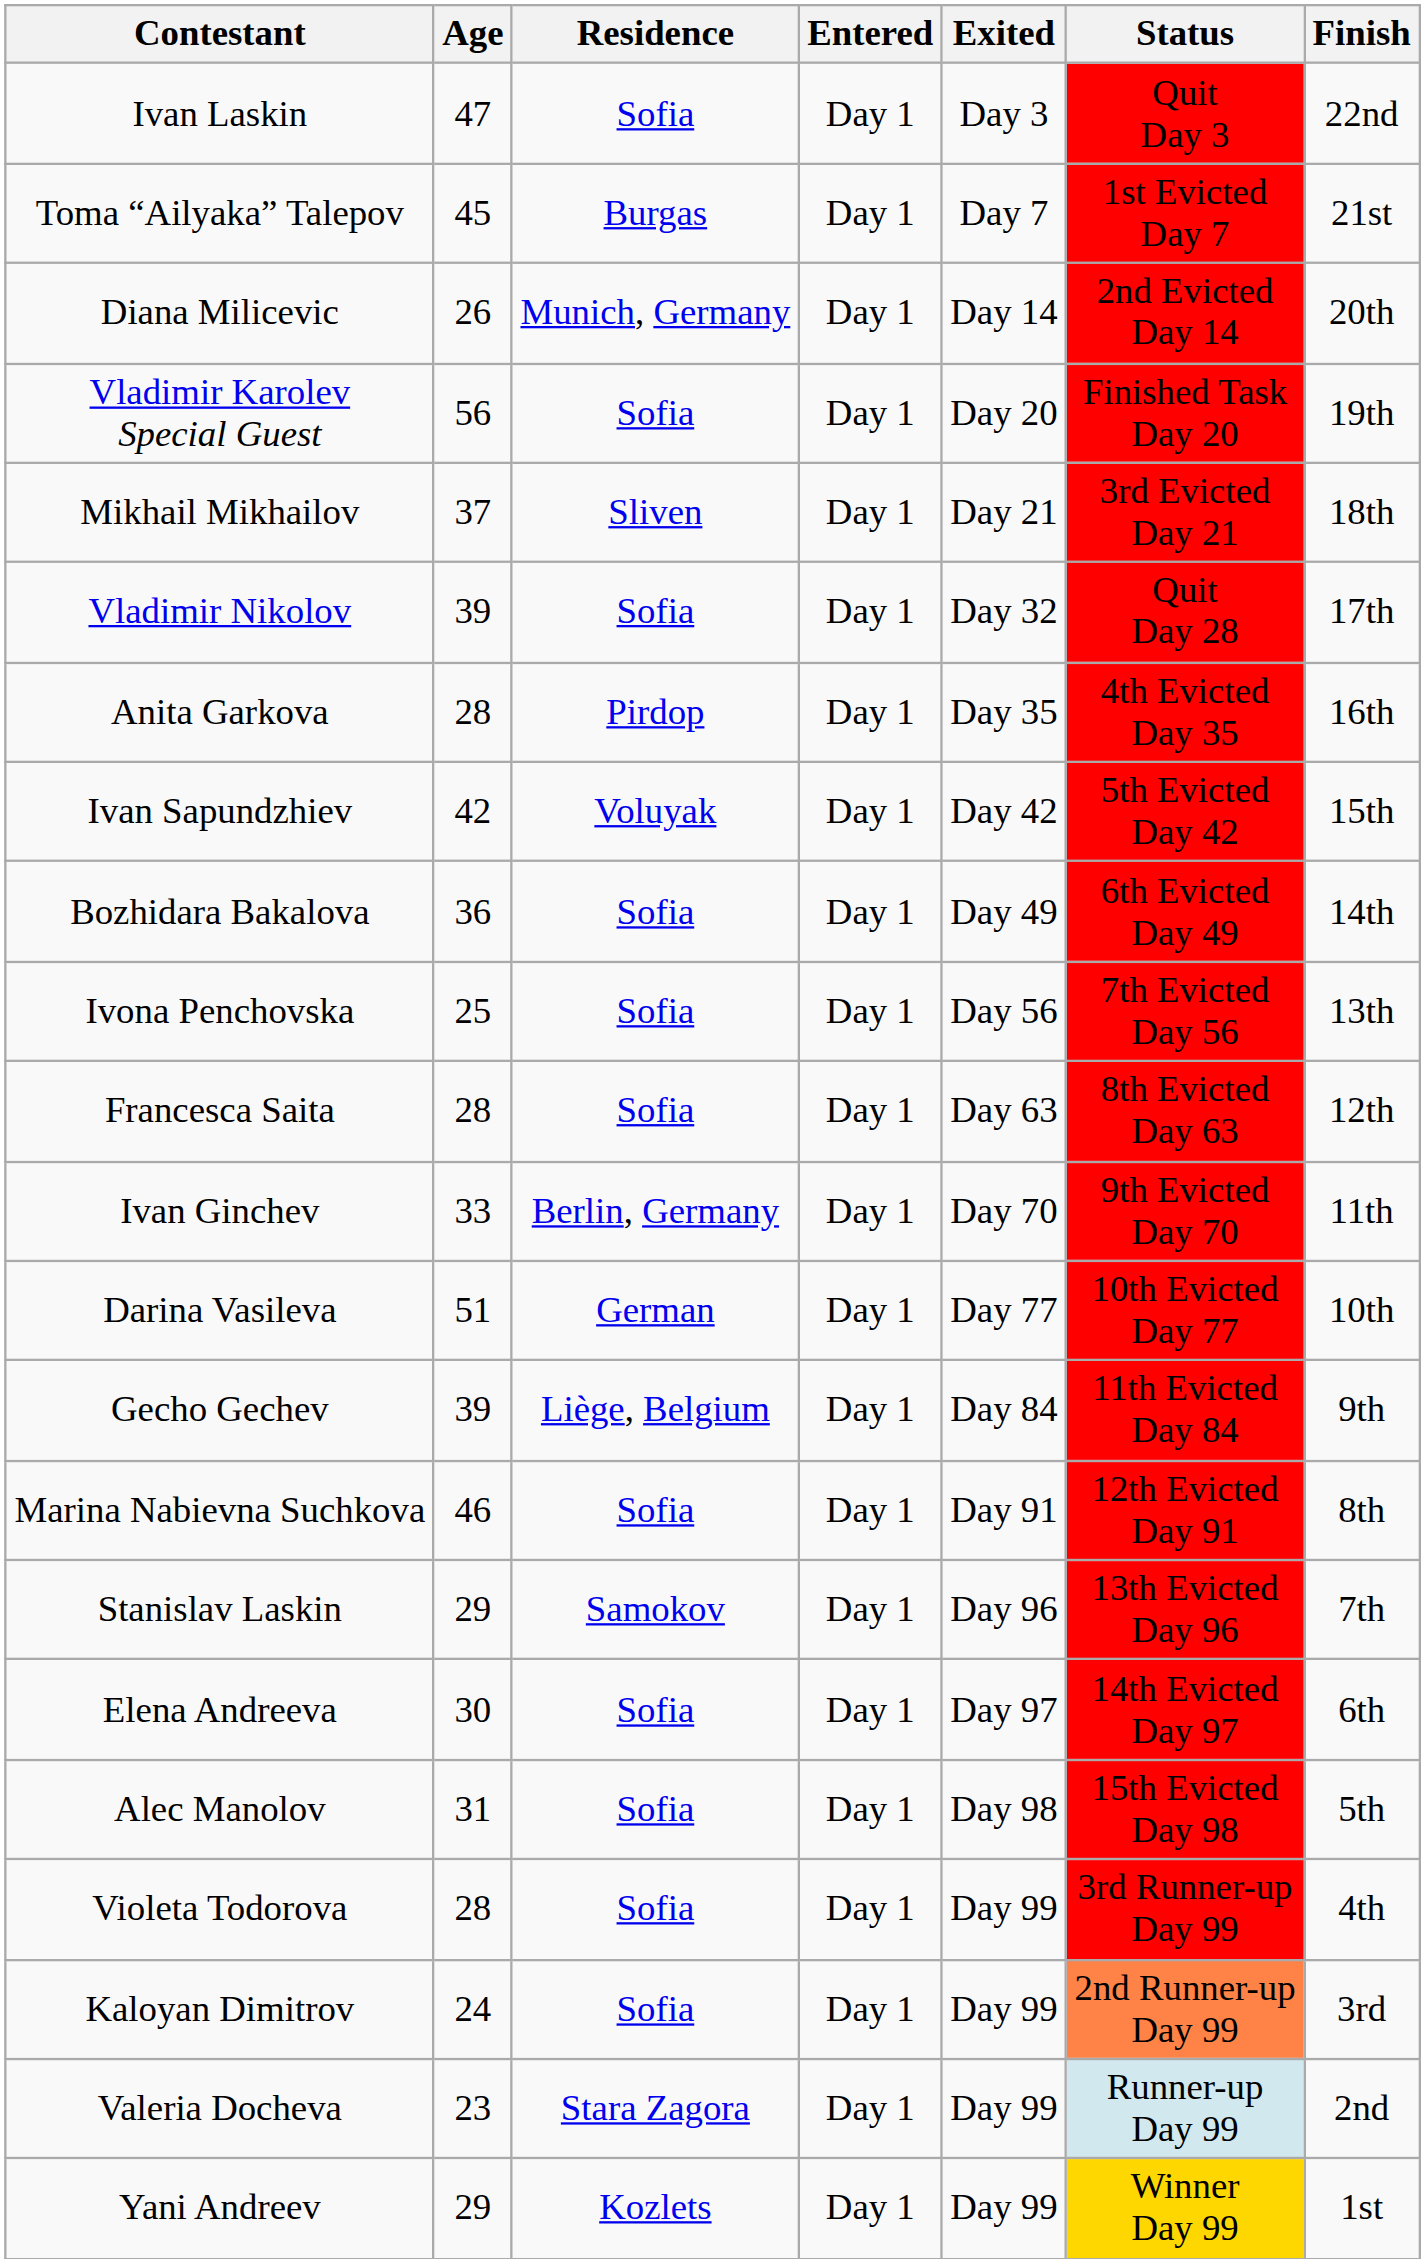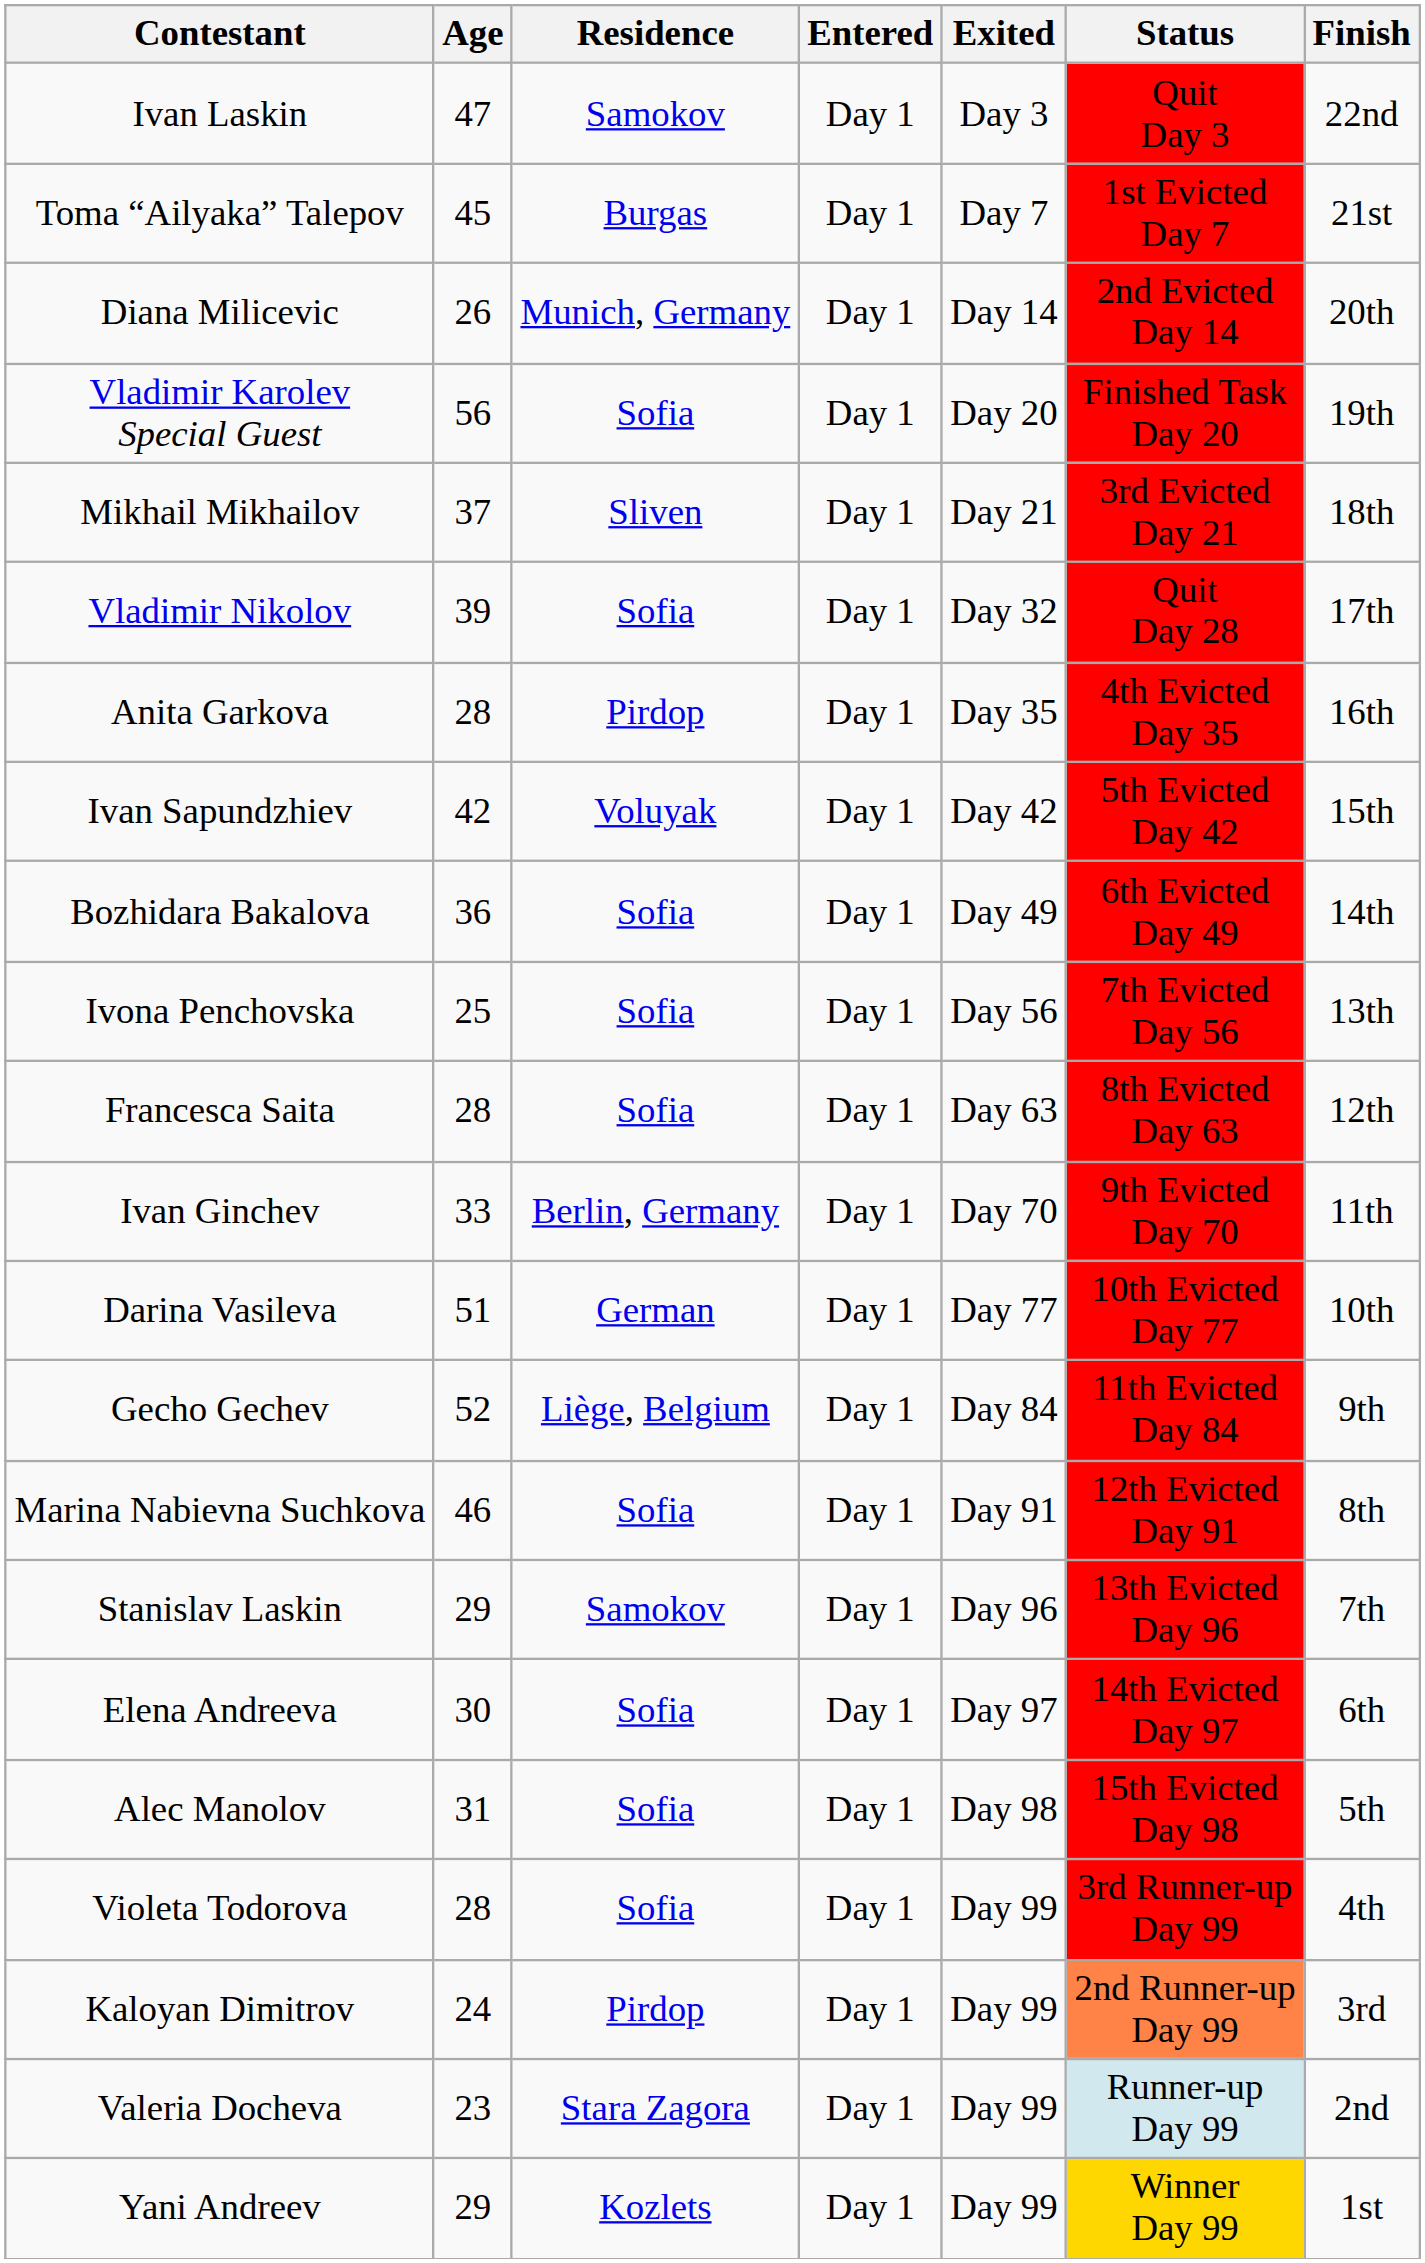(655, 112) Sofia -> (655, 112) Samokov
(473, 1409) 39 -> (473, 1409) 52
(655, 2008) Sofia -> (655, 2008) Pirdop
